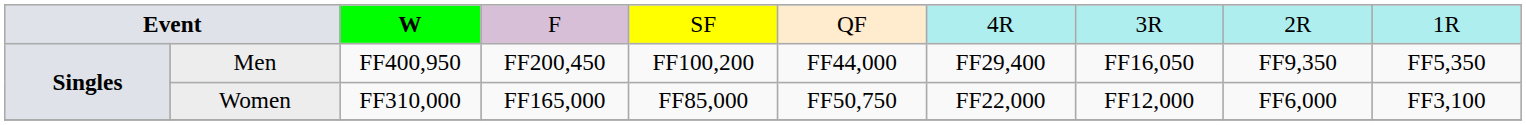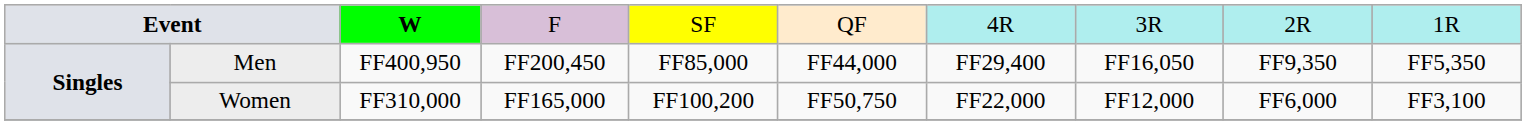(703, 62) FF100,200 -> (703, 62) FF85,000
(703, 101) FF85,000 -> (703, 101) FF100,200
